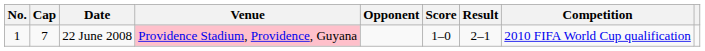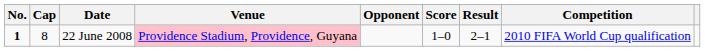(17, 35) normal -> (17, 35) bold
(44, 35) 7 -> (44, 35) 8
